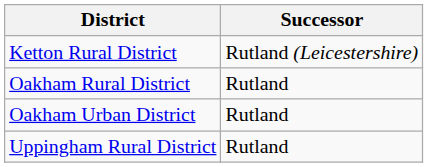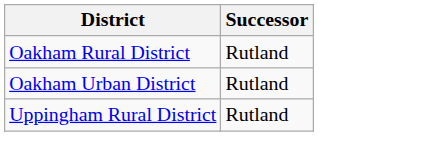- row: (93, 51)
